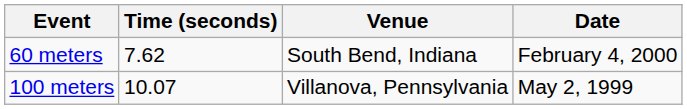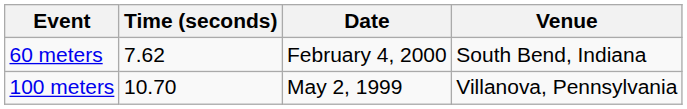columns swapped: (398, 21) <-> (598, 21)
(150, 87) 10.07 -> (150, 87) 10.70
